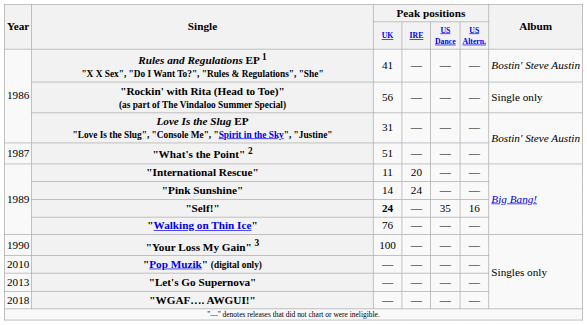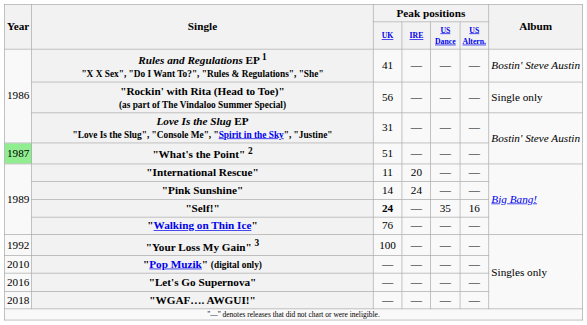(18, 153) no background -> (18, 153) lightgreen background
(18, 245) 1990 -> (18, 245) 1992
(18, 282) 2013 -> (18, 282) 2016
